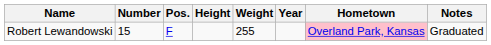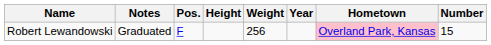columns swapped: (139, 13) <-> (457, 13)
(245, 31) 255 -> (256, 31) 256
